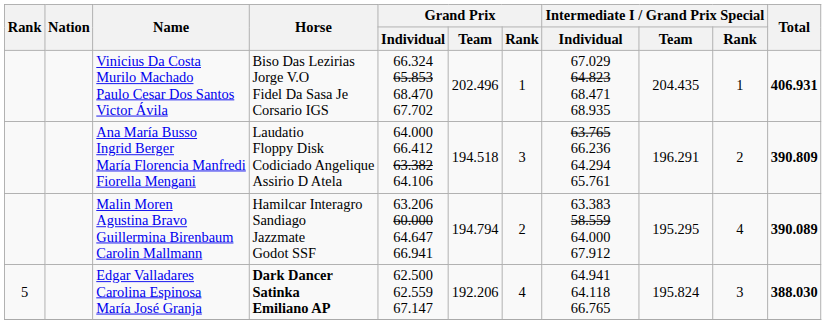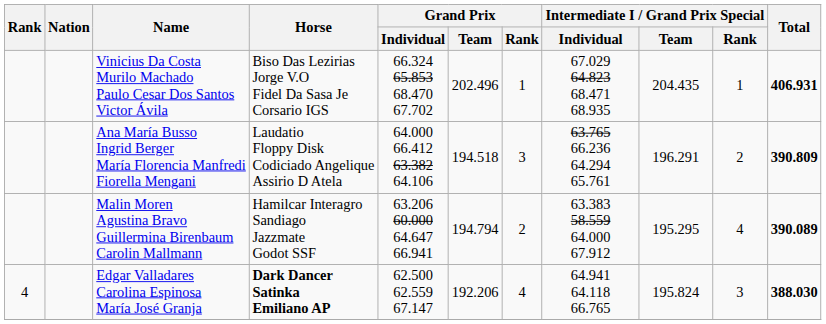(25, 292) 5 -> (25, 292) 4
